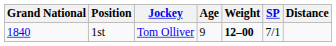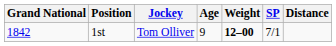(19, 32) 1840 -> (19, 32) 1842
